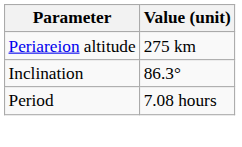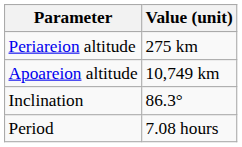+ row: (73, 73)
